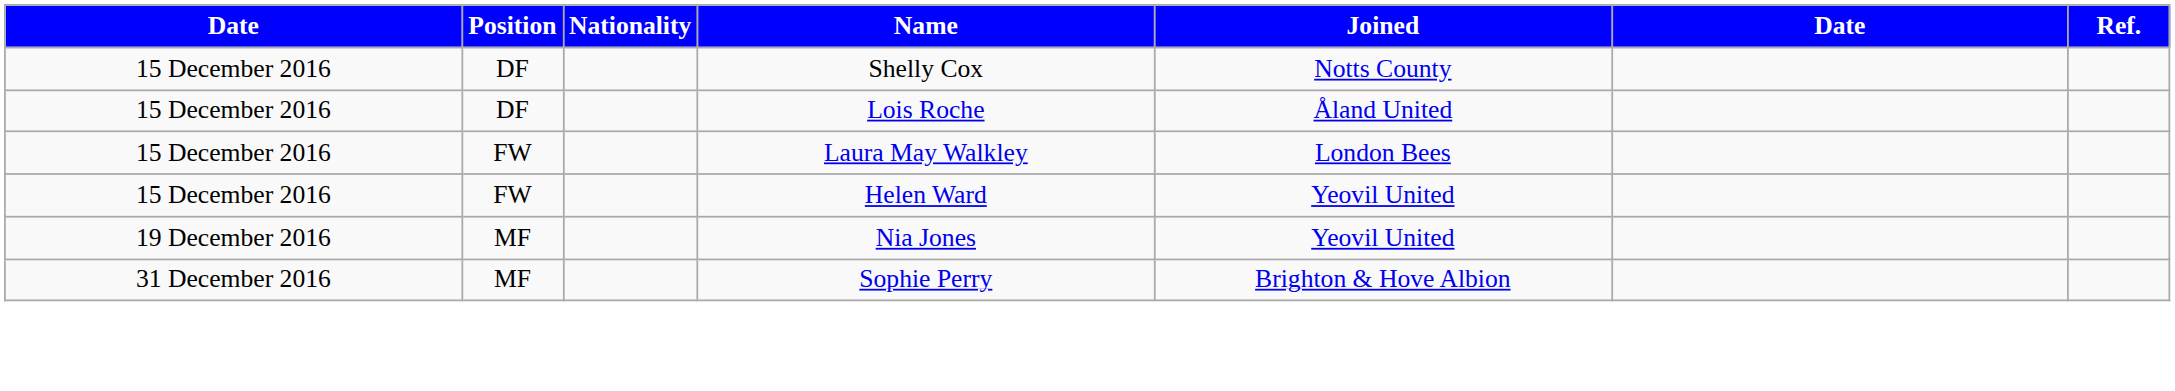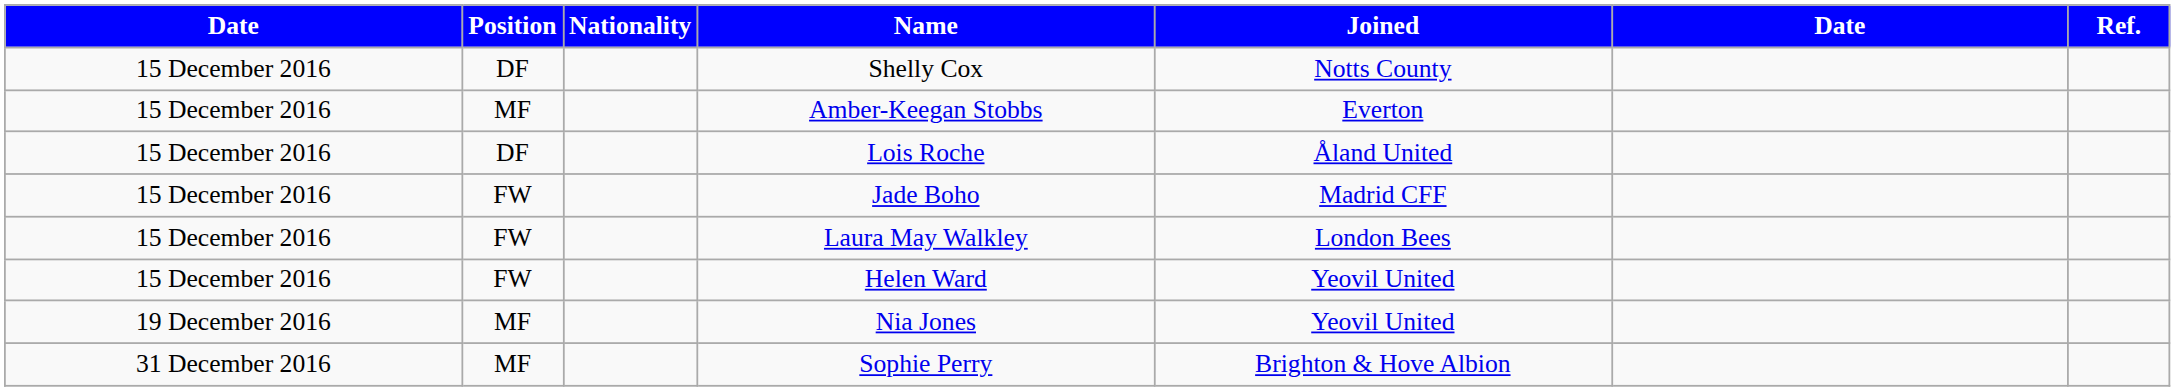+ row: (926, 110)
+ row: (926, 195)
